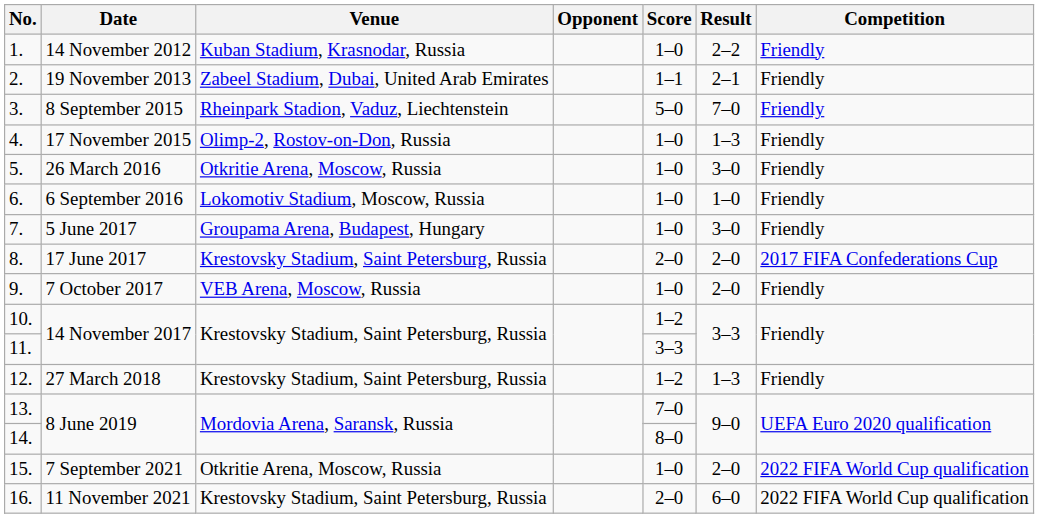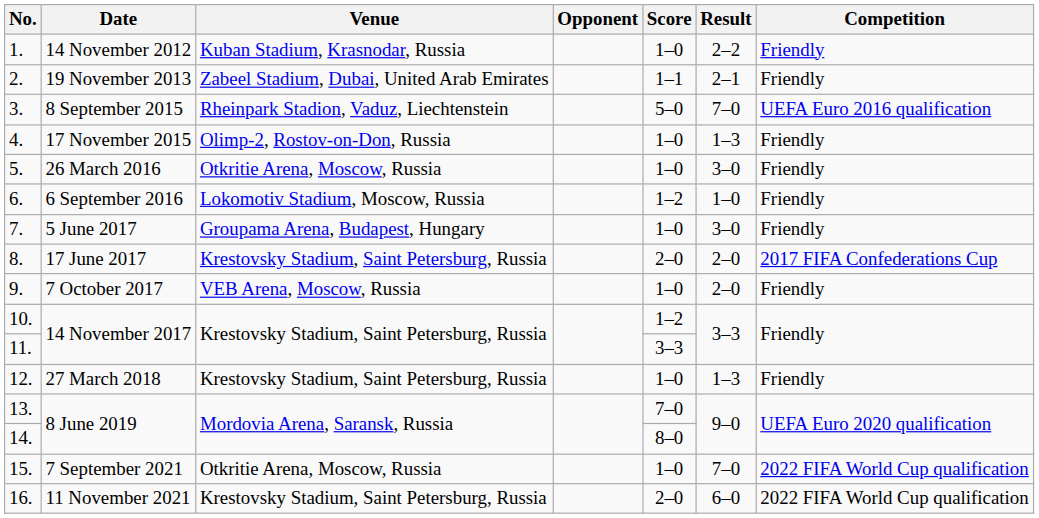(792, 109) Friendly -> (876, 109) UEFA Euro 2016 qualification
(669, 199) 1–0 -> (669, 199) 1–2
(669, 378) 1–2 -> (669, 378) 1–0
(726, 468) 2–0 -> (726, 468) 7–0
